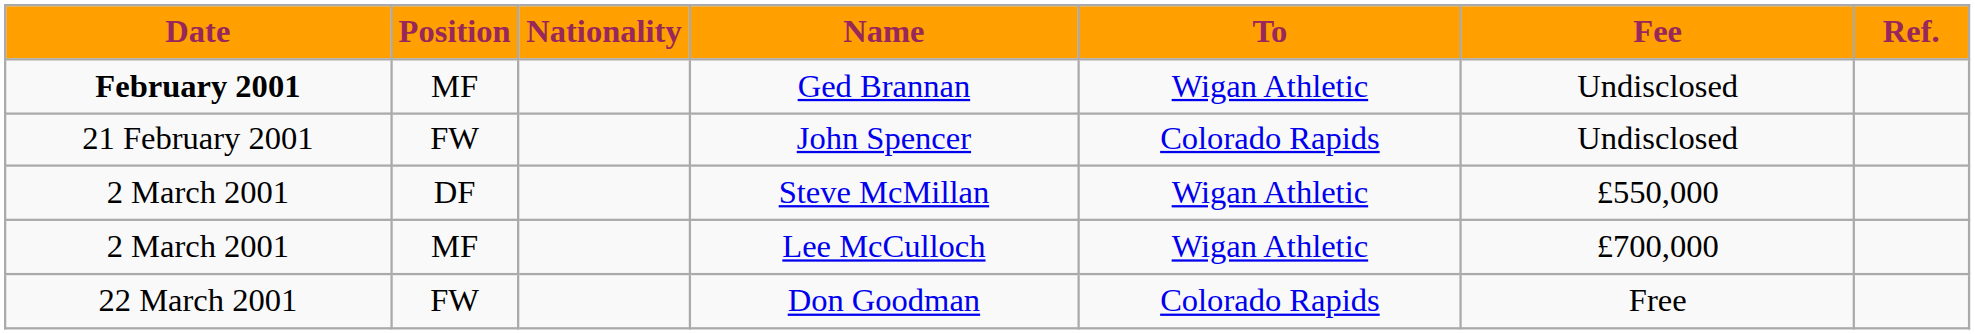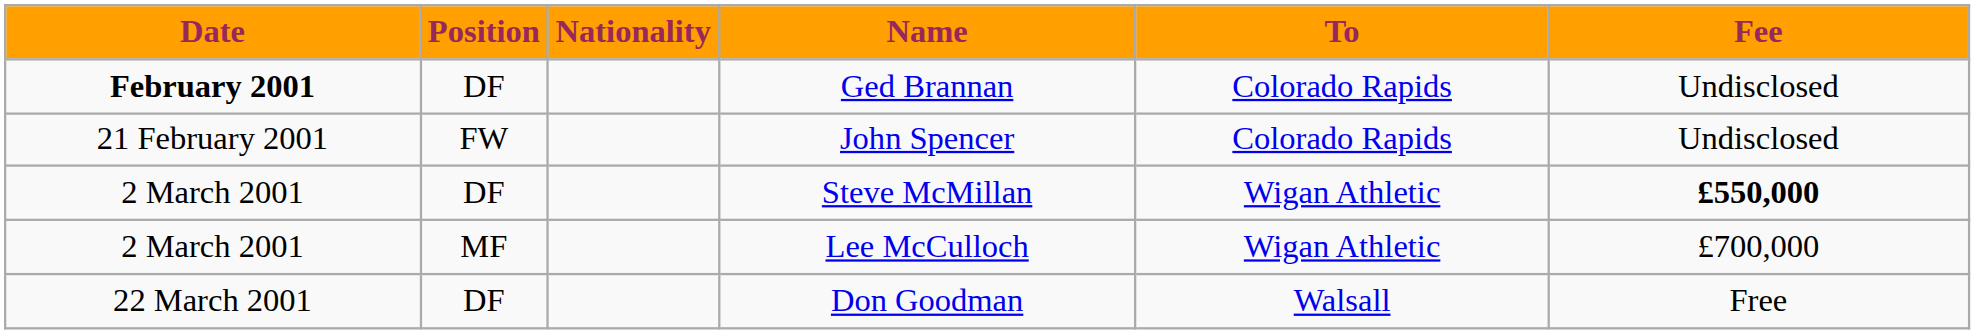- column: (1911, 31)
(455, 85) MF -> (484, 85) DF
(1270, 85) Wigan Athletic -> (1342, 85) Colorado Rapids
(1658, 192) normal -> (1758, 192) bold
(455, 300) FW -> (484, 300) DF
(1270, 300) Colorado Rapids -> (1342, 300) Walsall
